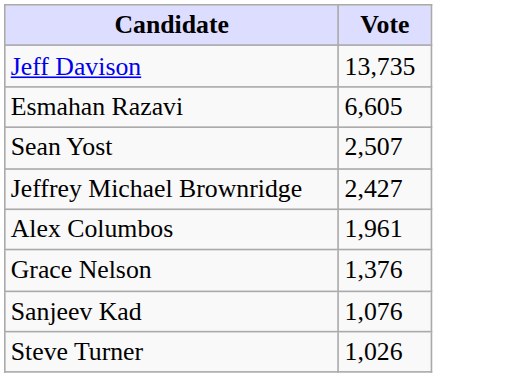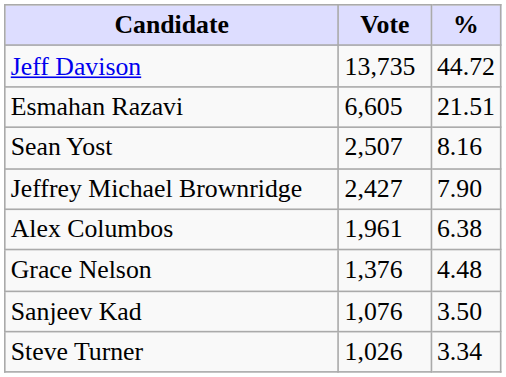+ column: (466, 24)
